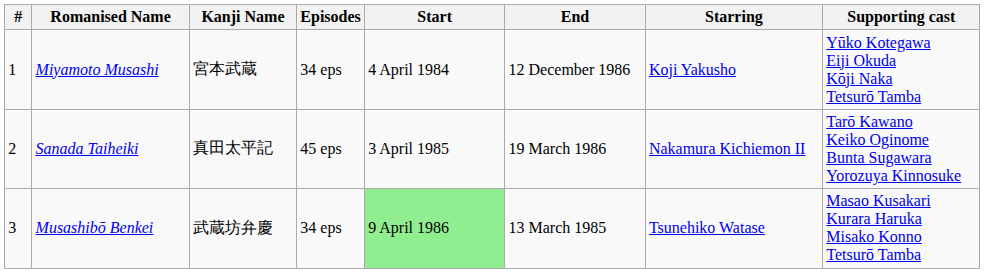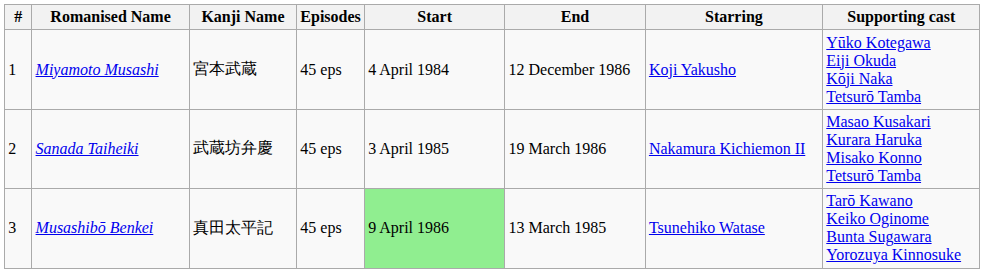(321, 69) 34 eps -> (321, 69) 45 eps
(233, 148) 真田太平記 -> (233, 148) 武蔵坊弁慶
(894, 148) Tarō Kawano Keiko Oginome Bunta Sugawara Yorozuya Kinnosuke -> (878, 148) Masao Kusakari Kurara Haruka Misako Konno Tetsurō Tamba
(233, 227) 武蔵坊弁慶 -> (233, 227) 真田太平記
(321, 228) 34 eps -> (321, 228) 45 eps
(878, 228) Masao Kusakari Kurara Haruka Misako Konno Tetsurō Tamba -> (894, 228) Tarō Kawano Keiko Oginome Bunta Sugawara Yorozuya Kinnosuke
